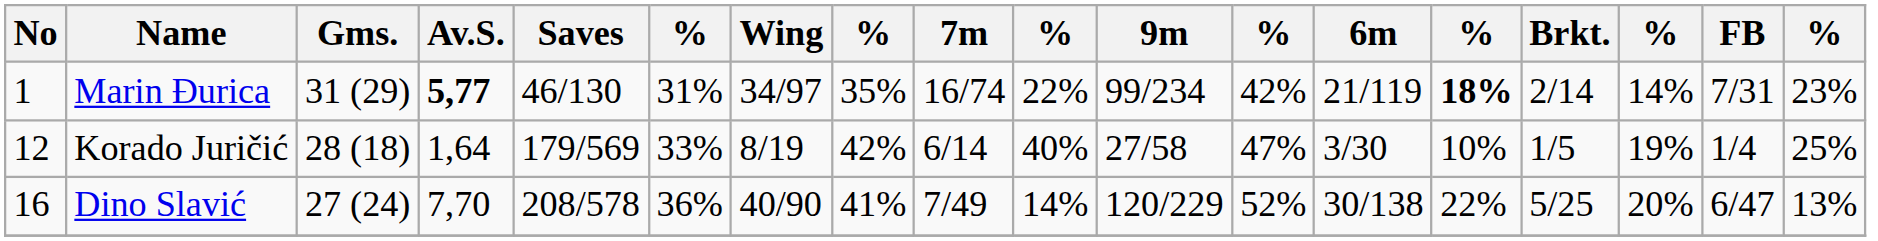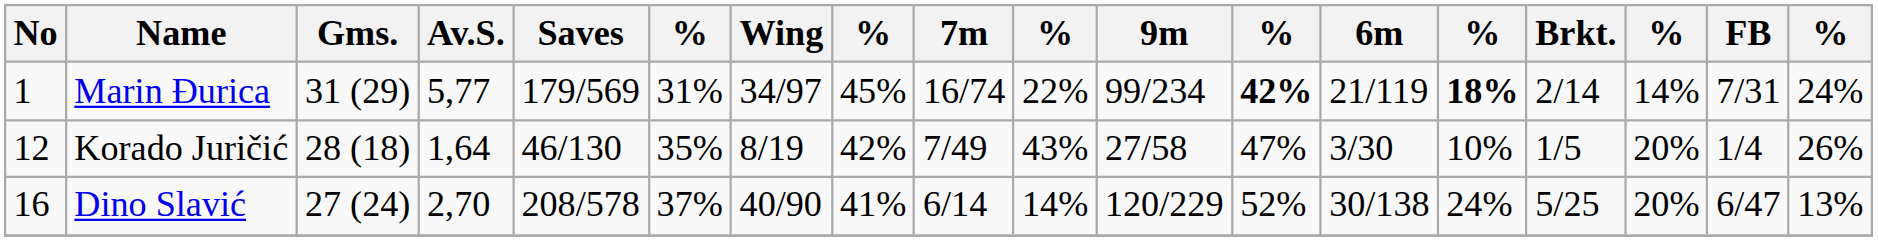(459, 90) bold -> (459, 90) normal
(572, 90) 46/130 -> (581, 90) 179/569
(873, 90) 35% -> (873, 90) 45%
(1273, 90) normal -> (1276, 90) bold
(1824, 90) 23% -> (1830, 90) 24%
(581, 147) 179/569 -> (572, 147) 46/130
(690, 147) 33% -> (690, 147) 35%
(955, 147) 6/14 -> (955, 147) 7/49
(1055, 147) 40% -> (1055, 147) 43%
(1660, 147) 19% -> (1666, 147) 20%
(1824, 147) 25% -> (1830, 147) 26%
(459, 205) 7,70 -> (459, 205) 2,70
(690, 205) 36% -> (690, 205) 37%
(955, 205) 7/49 -> (955, 205) 6/14
(1473, 205) 22% -> (1479, 205) 24%
